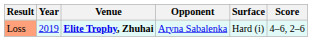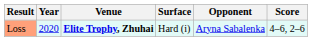columns swapped: (248, 12) <-> (193, 12)
(49, 28) 2019 -> (49, 28) 2020
